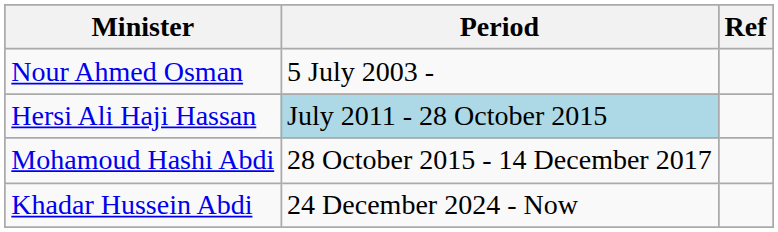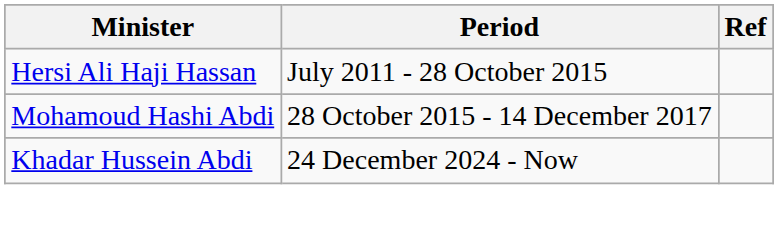- row: (127, 71)
(447, 115) lightblue background -> (447, 71) no background
